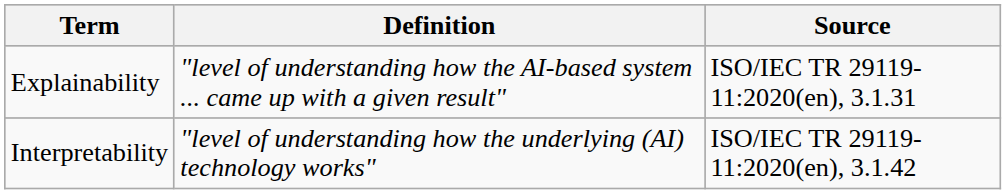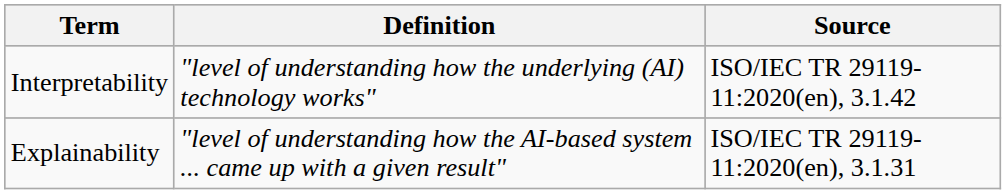rows swapped: (90, 152) <-> (85, 81)
